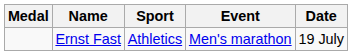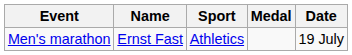columns swapped: (28, 16) <-> (240, 16)
